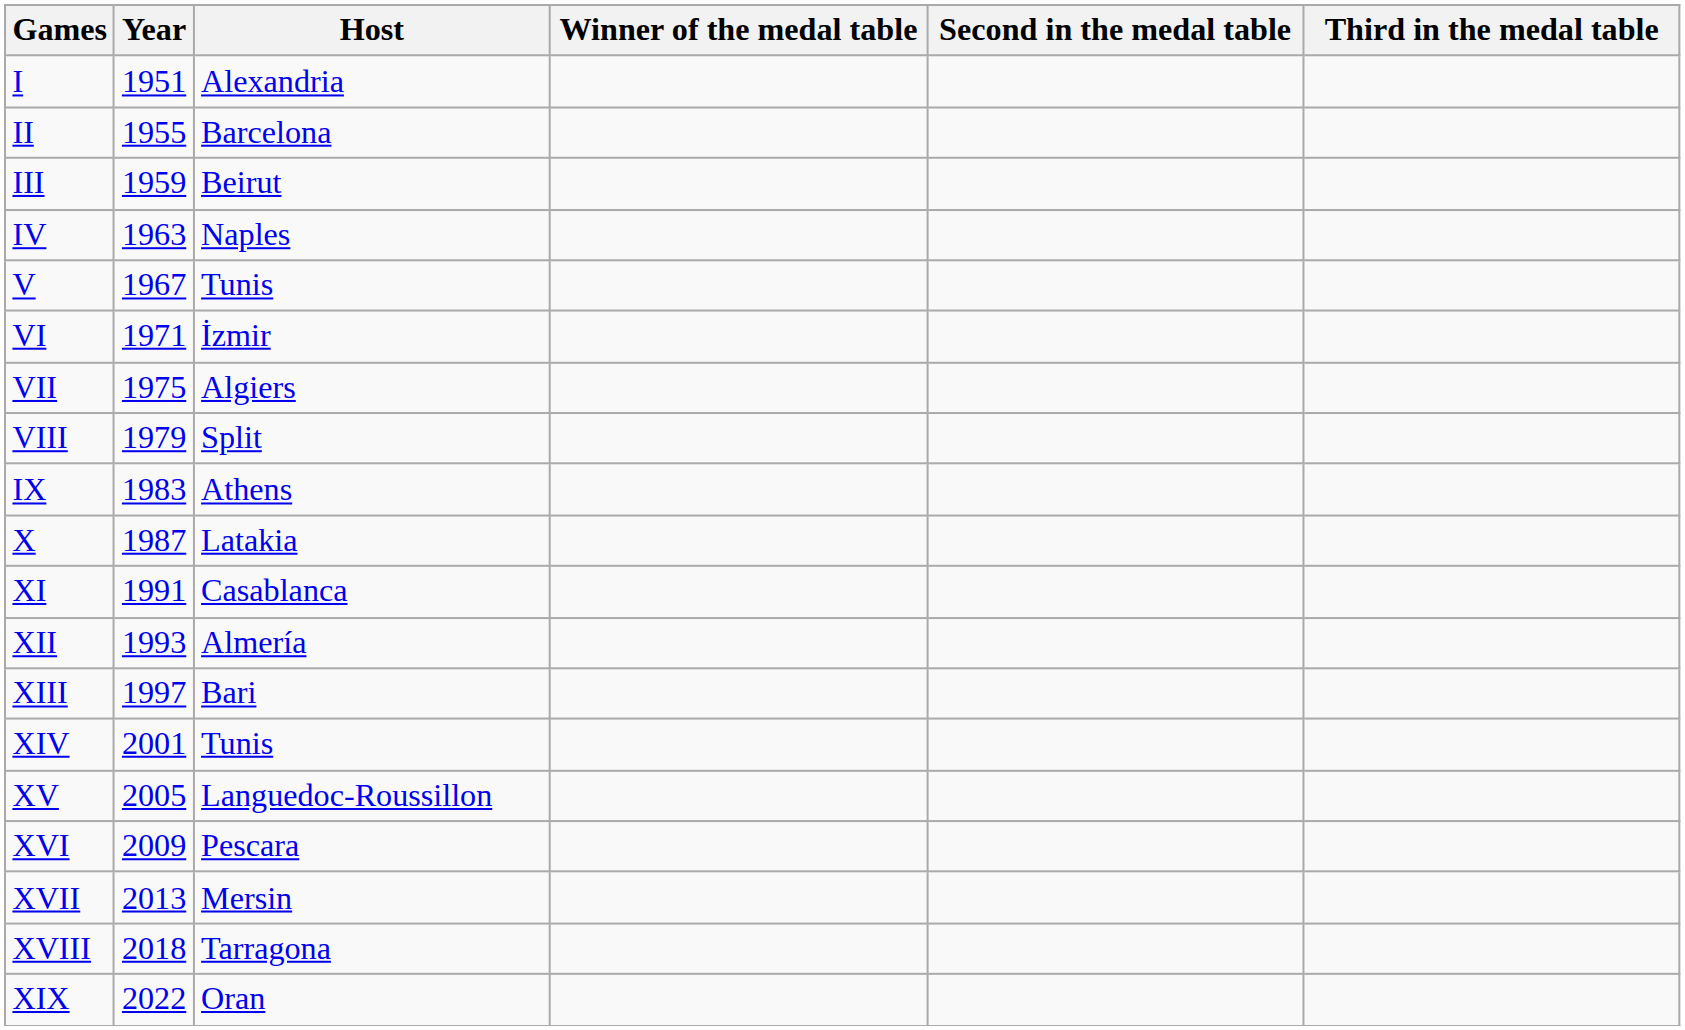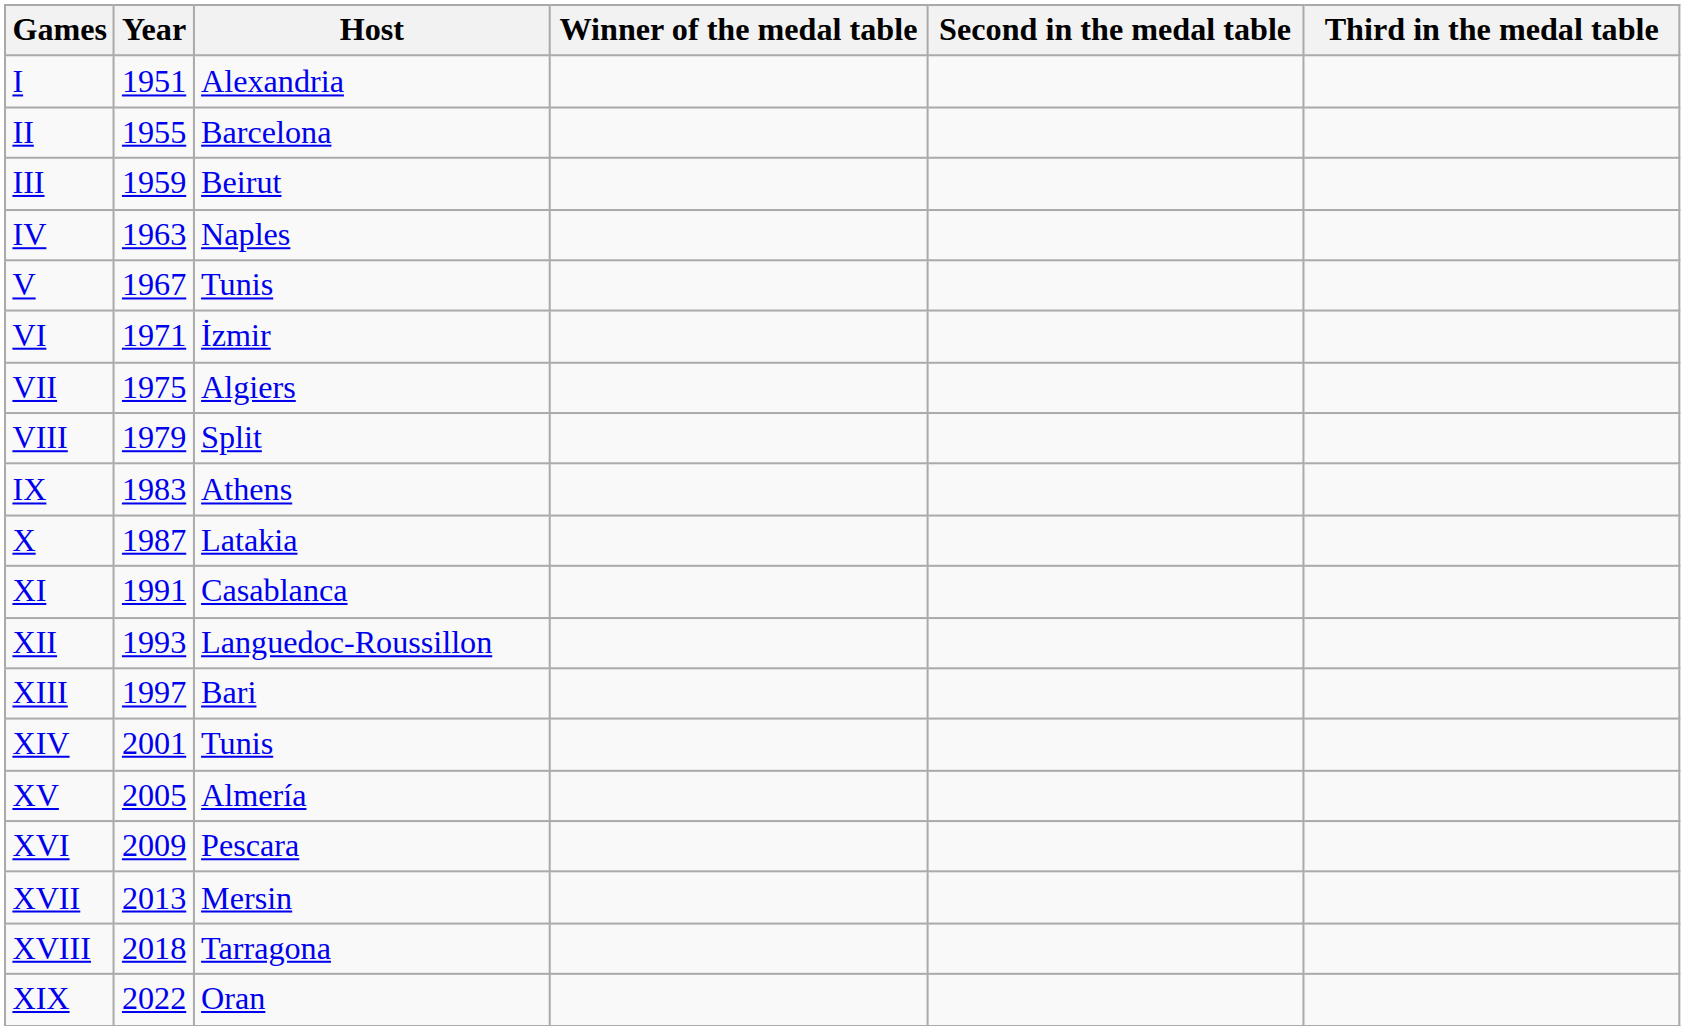(254, 642) Almería -> (347, 642) Languedoc-Roussillon
(347, 795) Languedoc-Roussillon -> (254, 795) Almería
